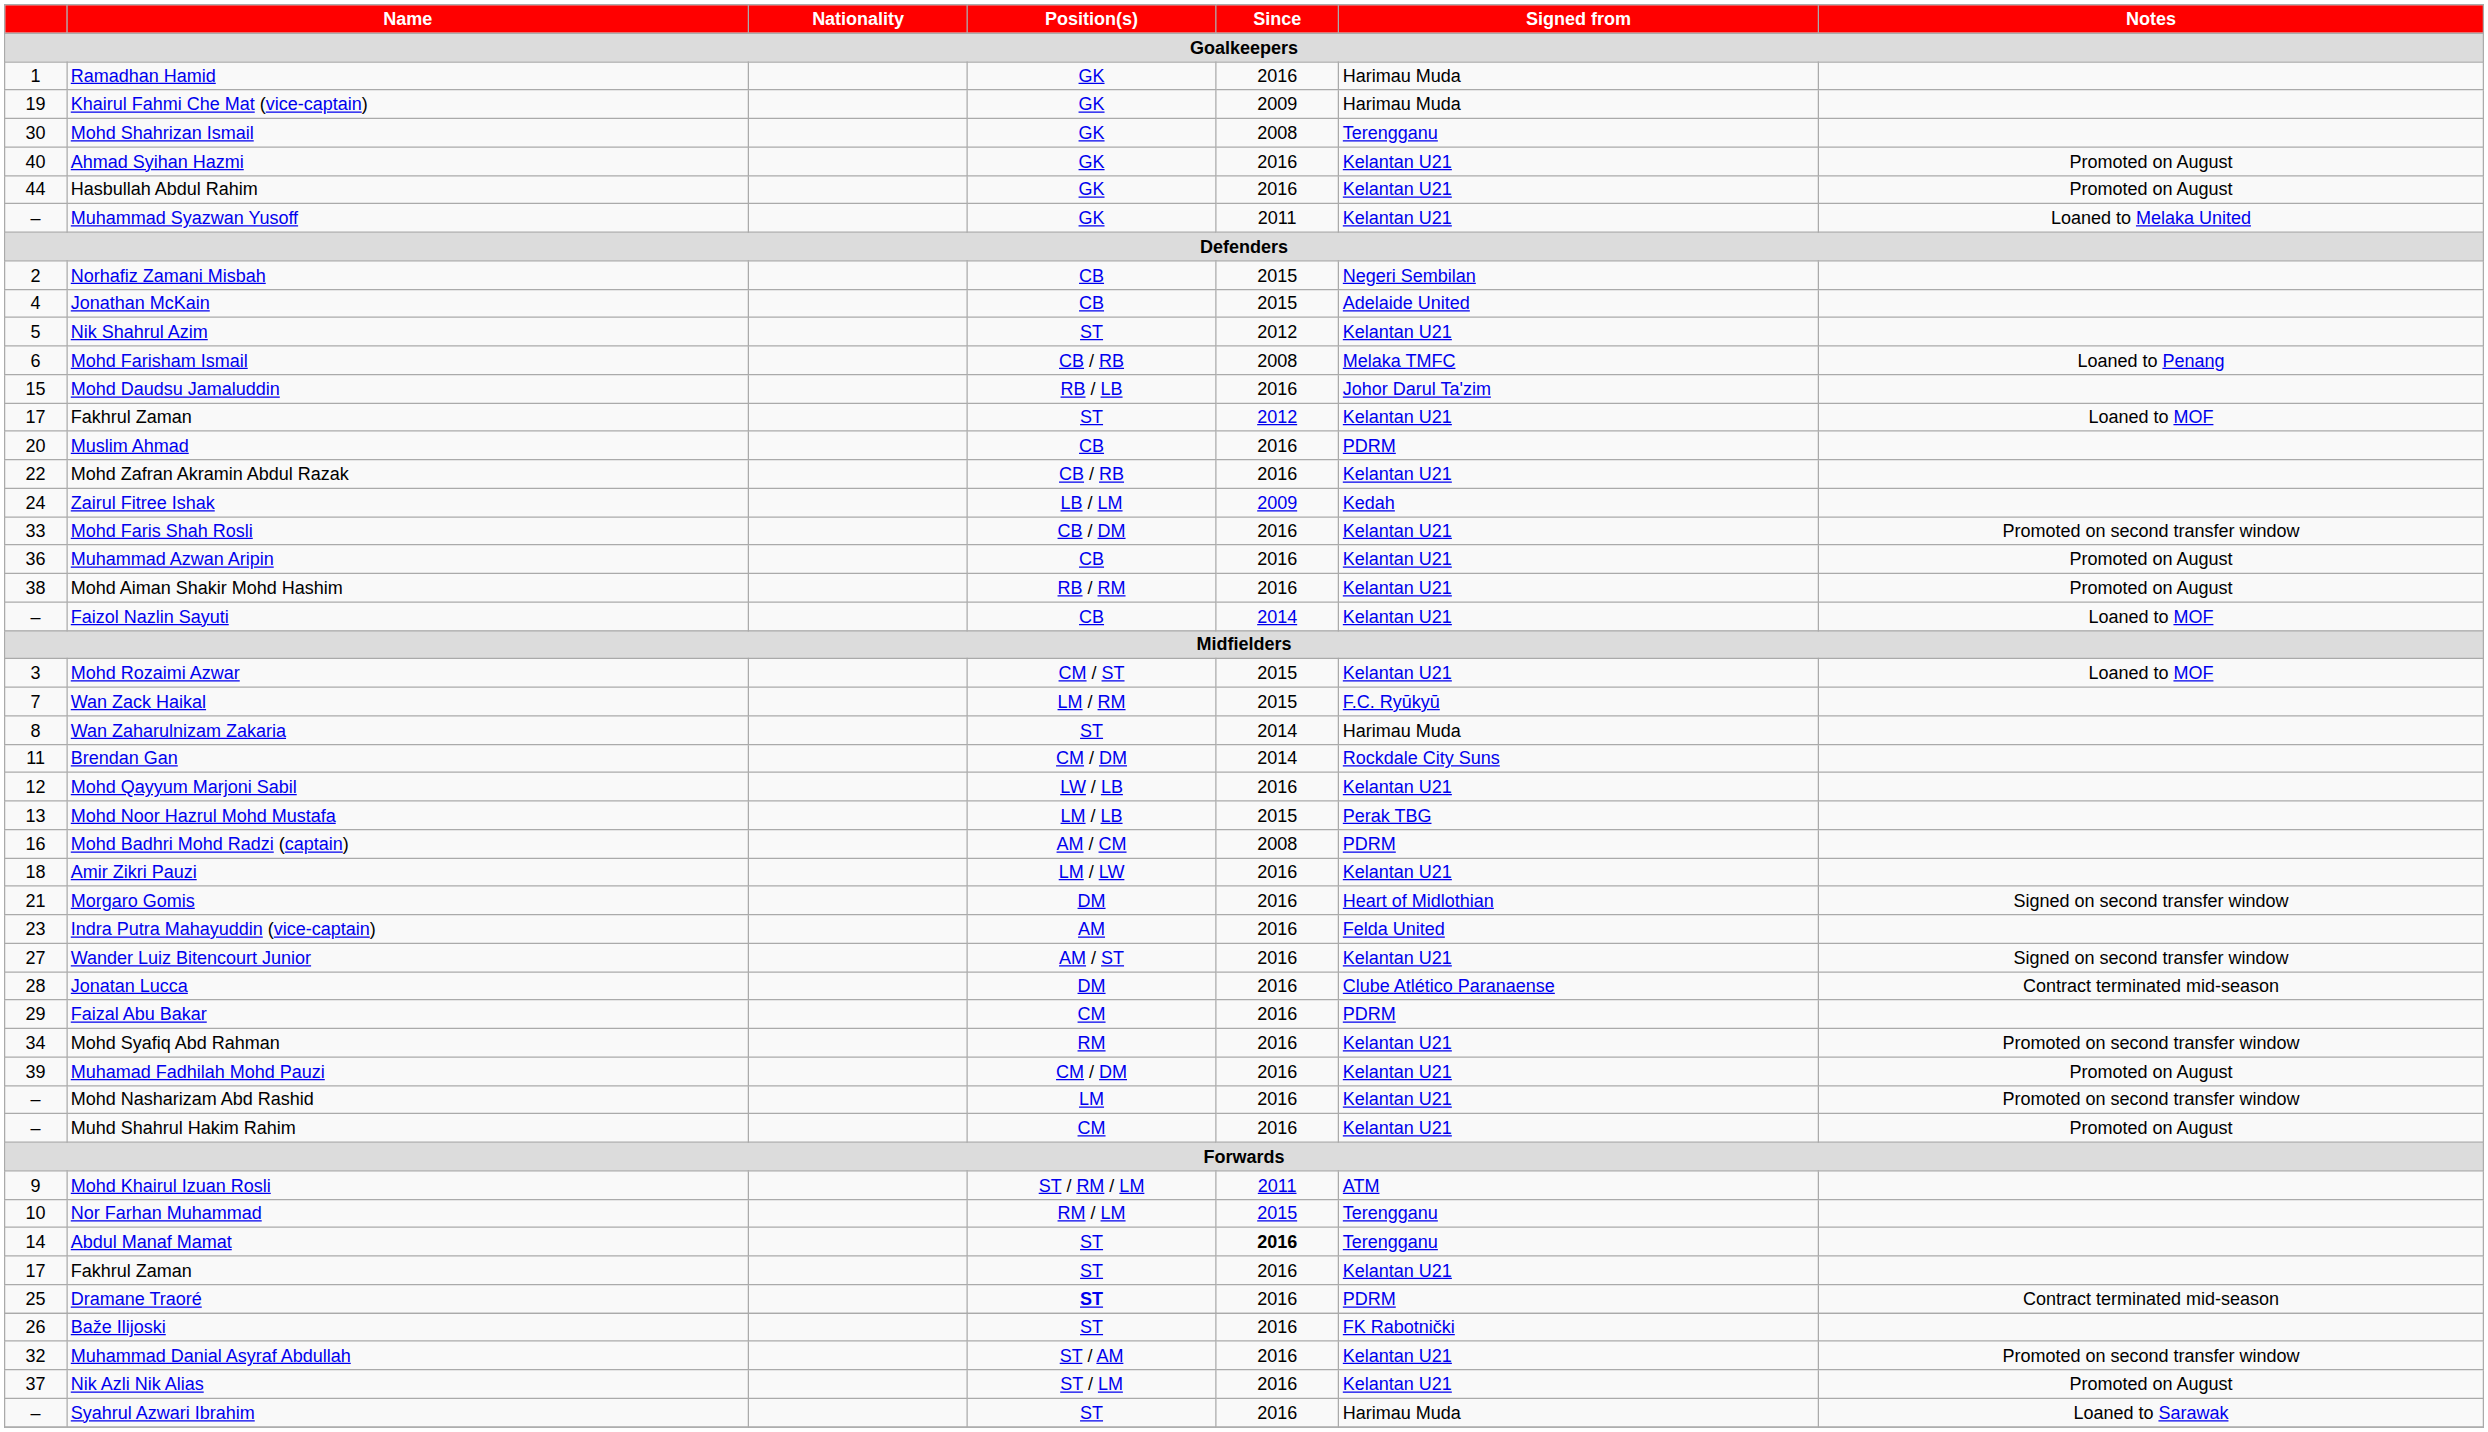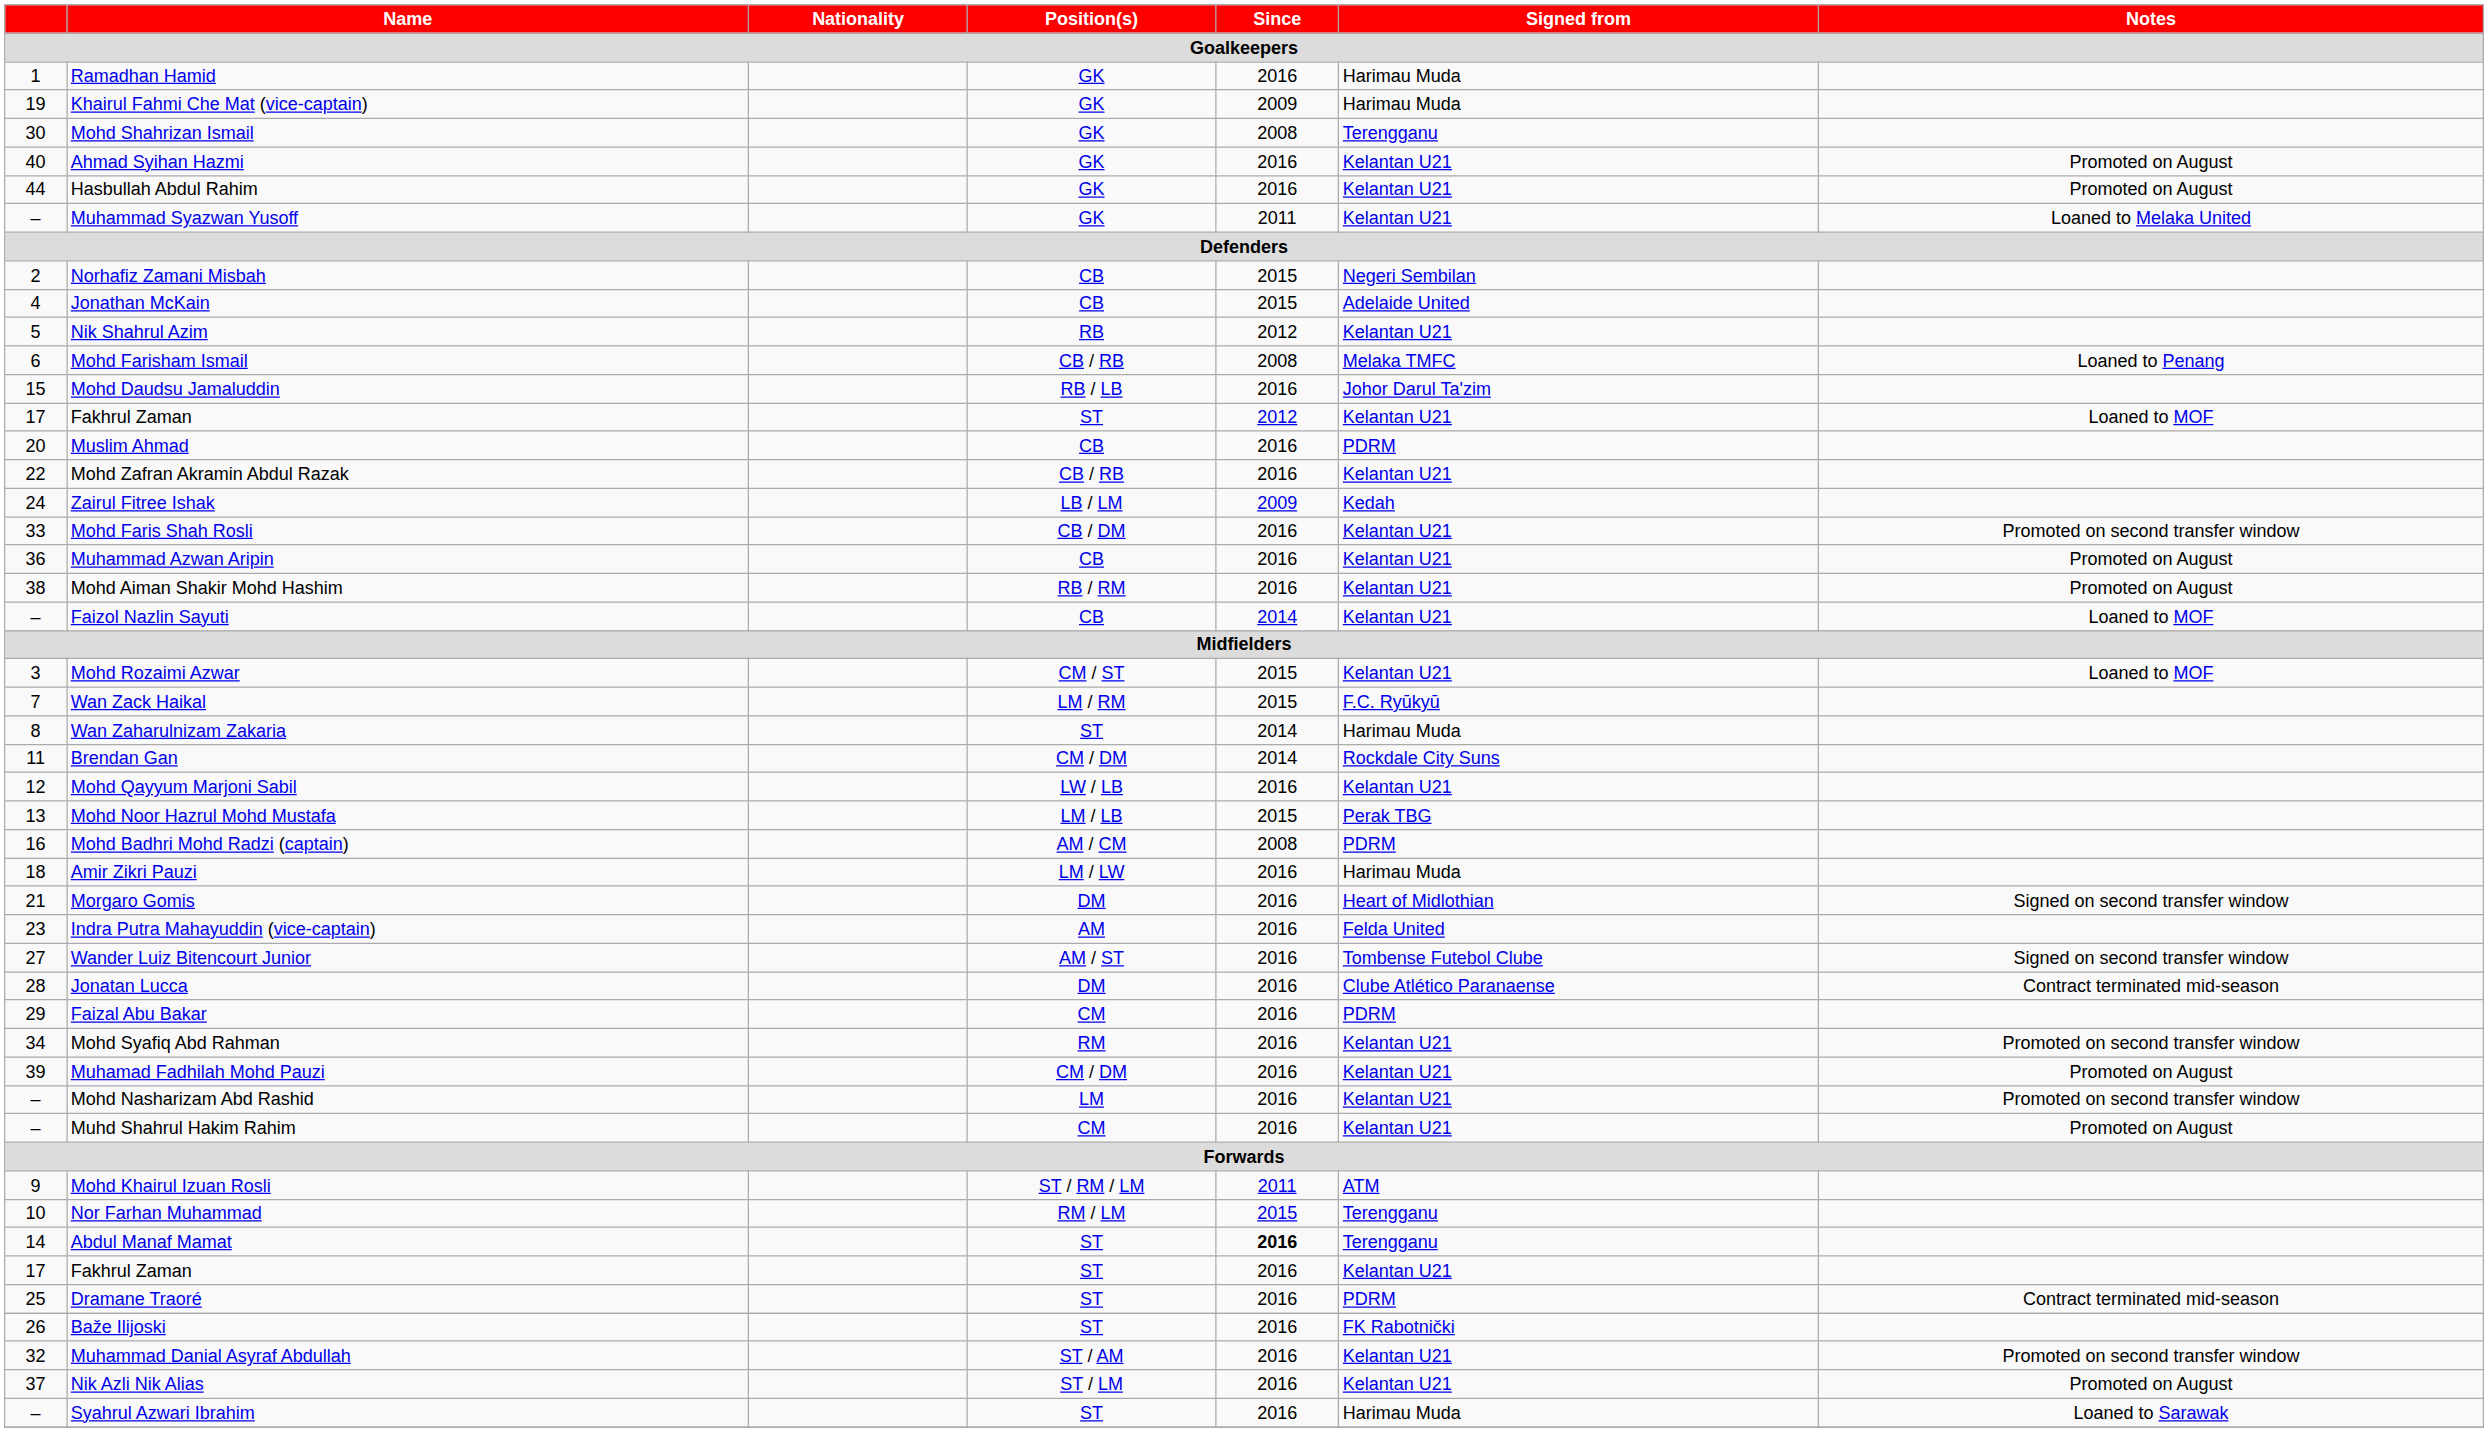(1092, 332) ST -> (1092, 332) RB
(1397, 872) Kelantan U21 -> (1402, 872) Harimau Muda
(1397, 958) Kelantan U21 -> (1443, 958) Tombense Futebol Clube
(1092, 1299) bold -> (1092, 1299) normal
